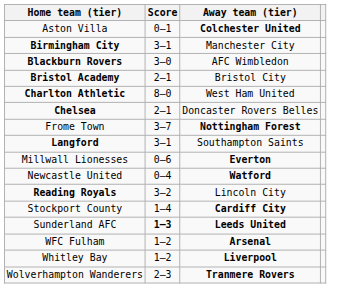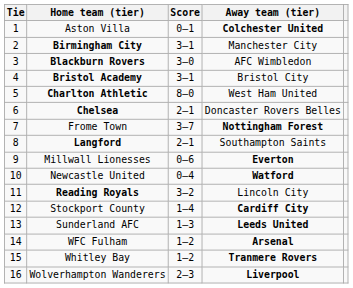+ column: (16, 13)
(163, 78) 2–1 -> (185, 78) 3–1
(163, 144) 3–1 -> (185, 144) 2–1
(163, 226) bold -> (185, 226) normal
(250, 258) Liverpool -> (273, 258) Tranmere Rovers
(250, 275) Tranmere Rovers -> (273, 275) Liverpool
